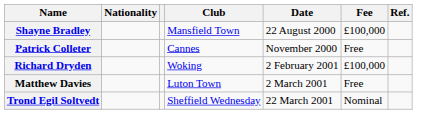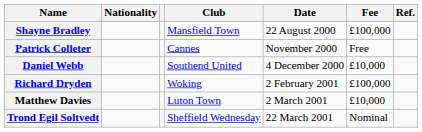+ row: (53, 65)
(354, 83) Free -> (367, 100) £10,000
